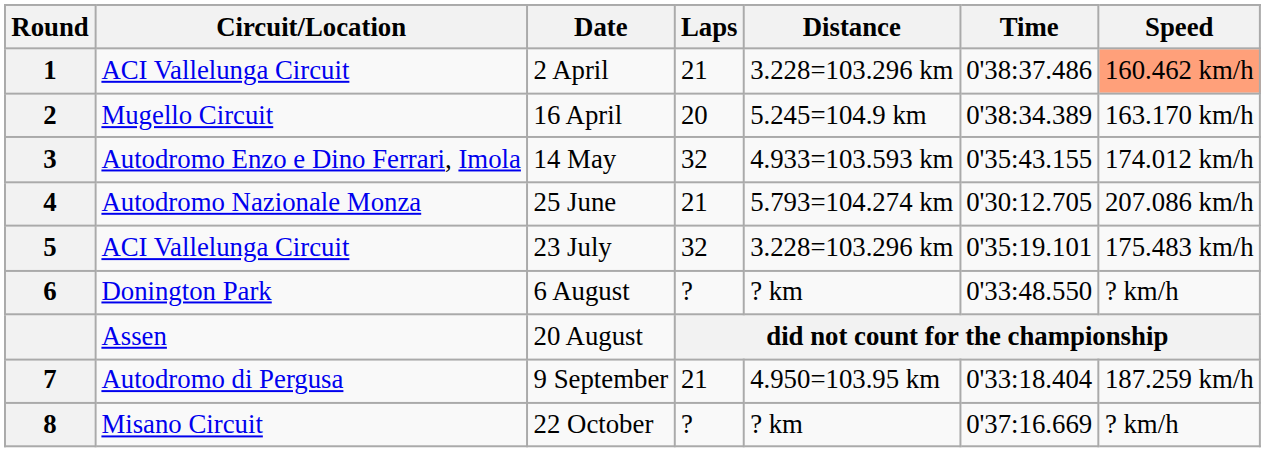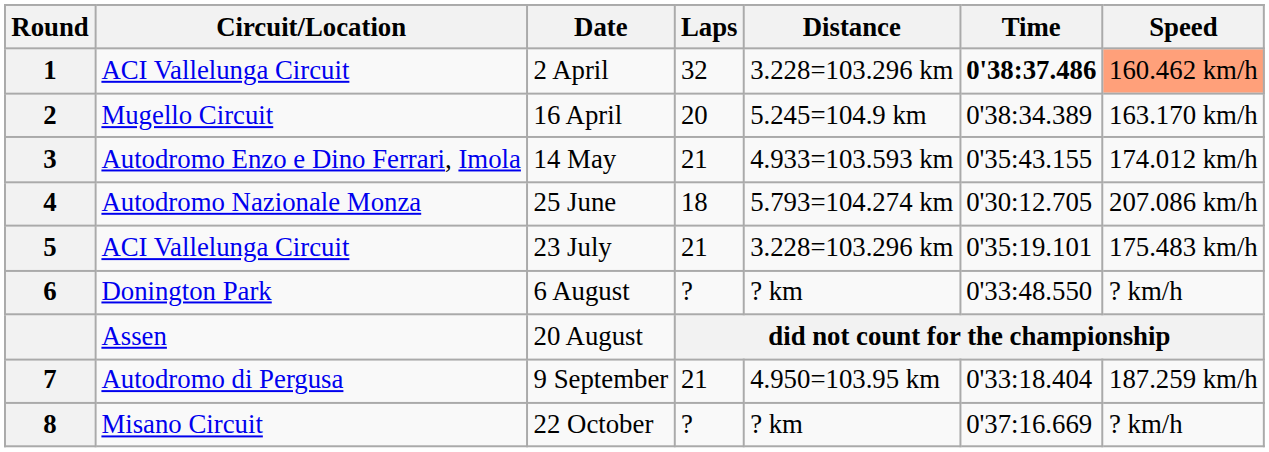(694, 70) 21 -> (694, 70) 32
(1029, 70) normal -> (1031, 70) bold
(694, 158) 32 -> (694, 158) 21
(694, 203) 21 -> (694, 203) 18
(694, 247) 32 -> (694, 247) 21
